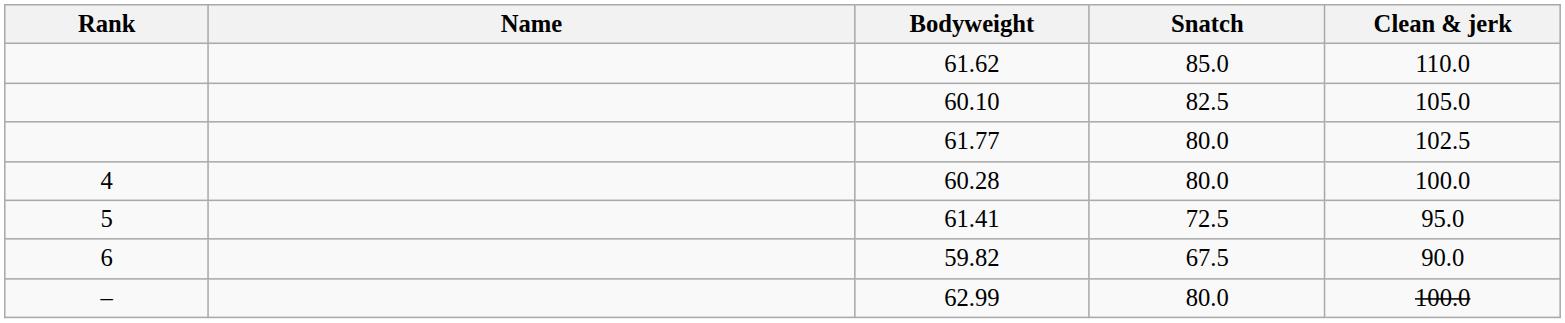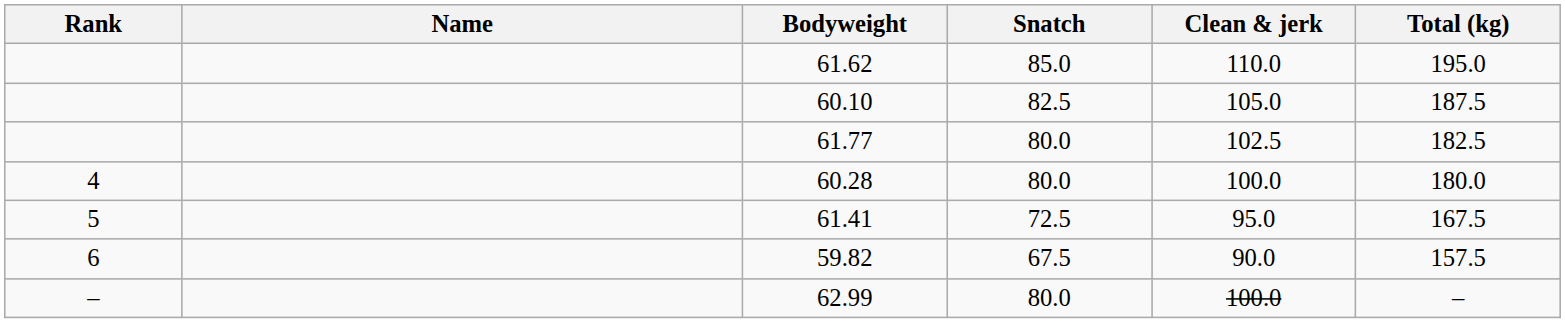+ column: (1458, 24)
